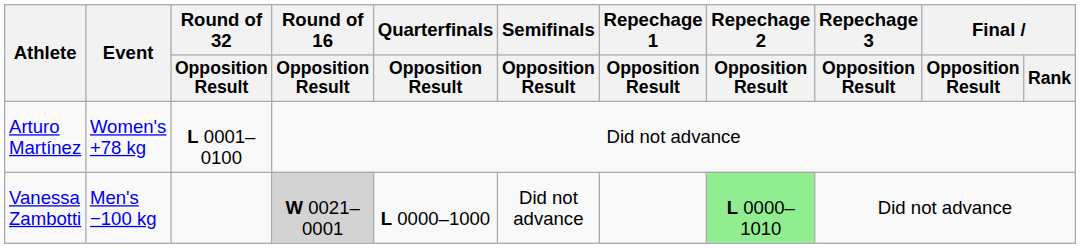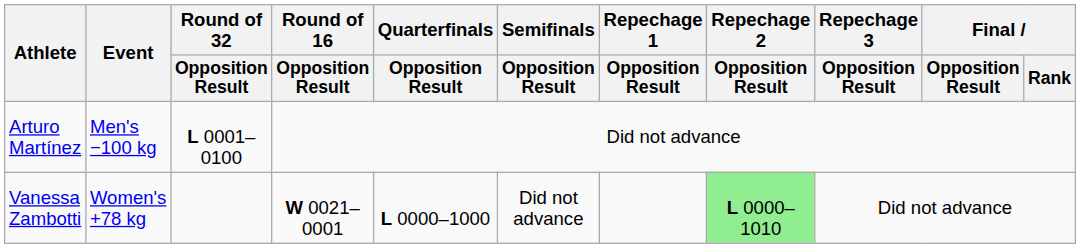(128, 137) Women's +78 kg -> (123, 137) Men's −100 kg
(123, 208) Men's −100 kg -> (128, 208) Women's +78 kg
(323, 218) lightgrey background -> (323, 218) no background
